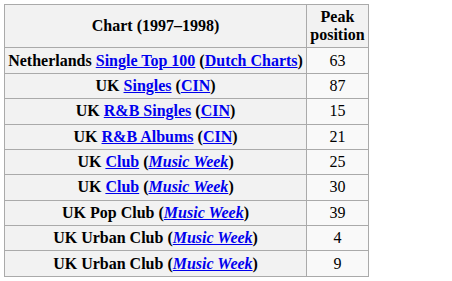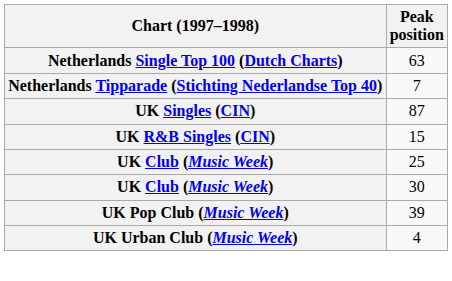+ row: (417, 85)
- row: (337, 136)
- row: (337, 263)
